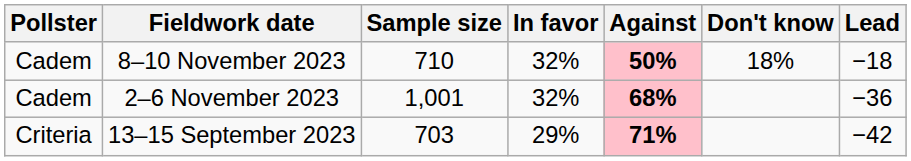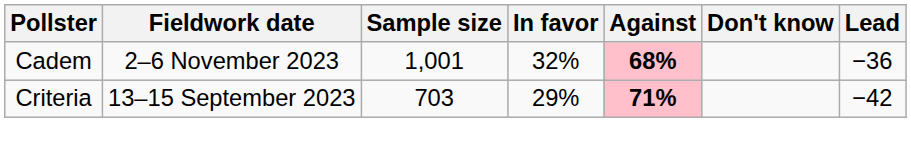- row: (232, 60)
